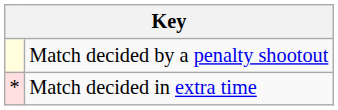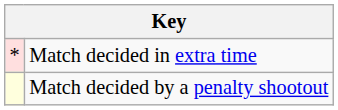rows swapped: (143, 88) <-> (179, 55)
